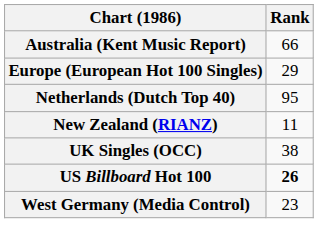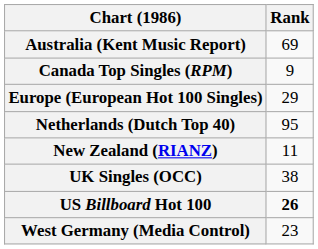(290, 44) 66 -> (290, 44) 69
+ row: (136, 71)
